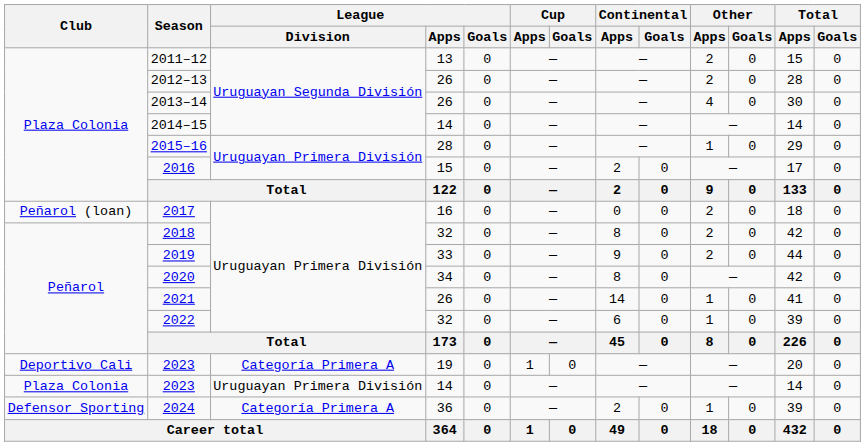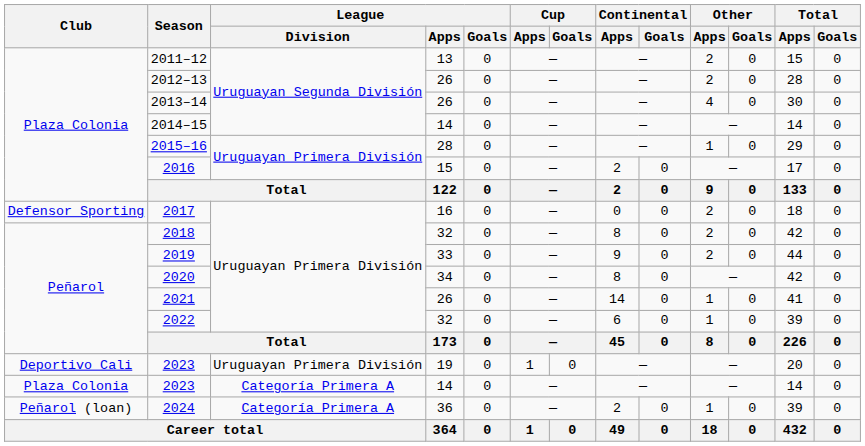(76, 212) Peñarol (loan) -> (76, 212) Defensor Sporting
(318, 365) Categoría Primera A -> (318, 365) Uruguayan Primera División
(318, 386) Uruguayan Primera División -> (318, 386) Categoría Primera A
(76, 408) Defensor Sporting -> (76, 408) Peñarol (loan)
